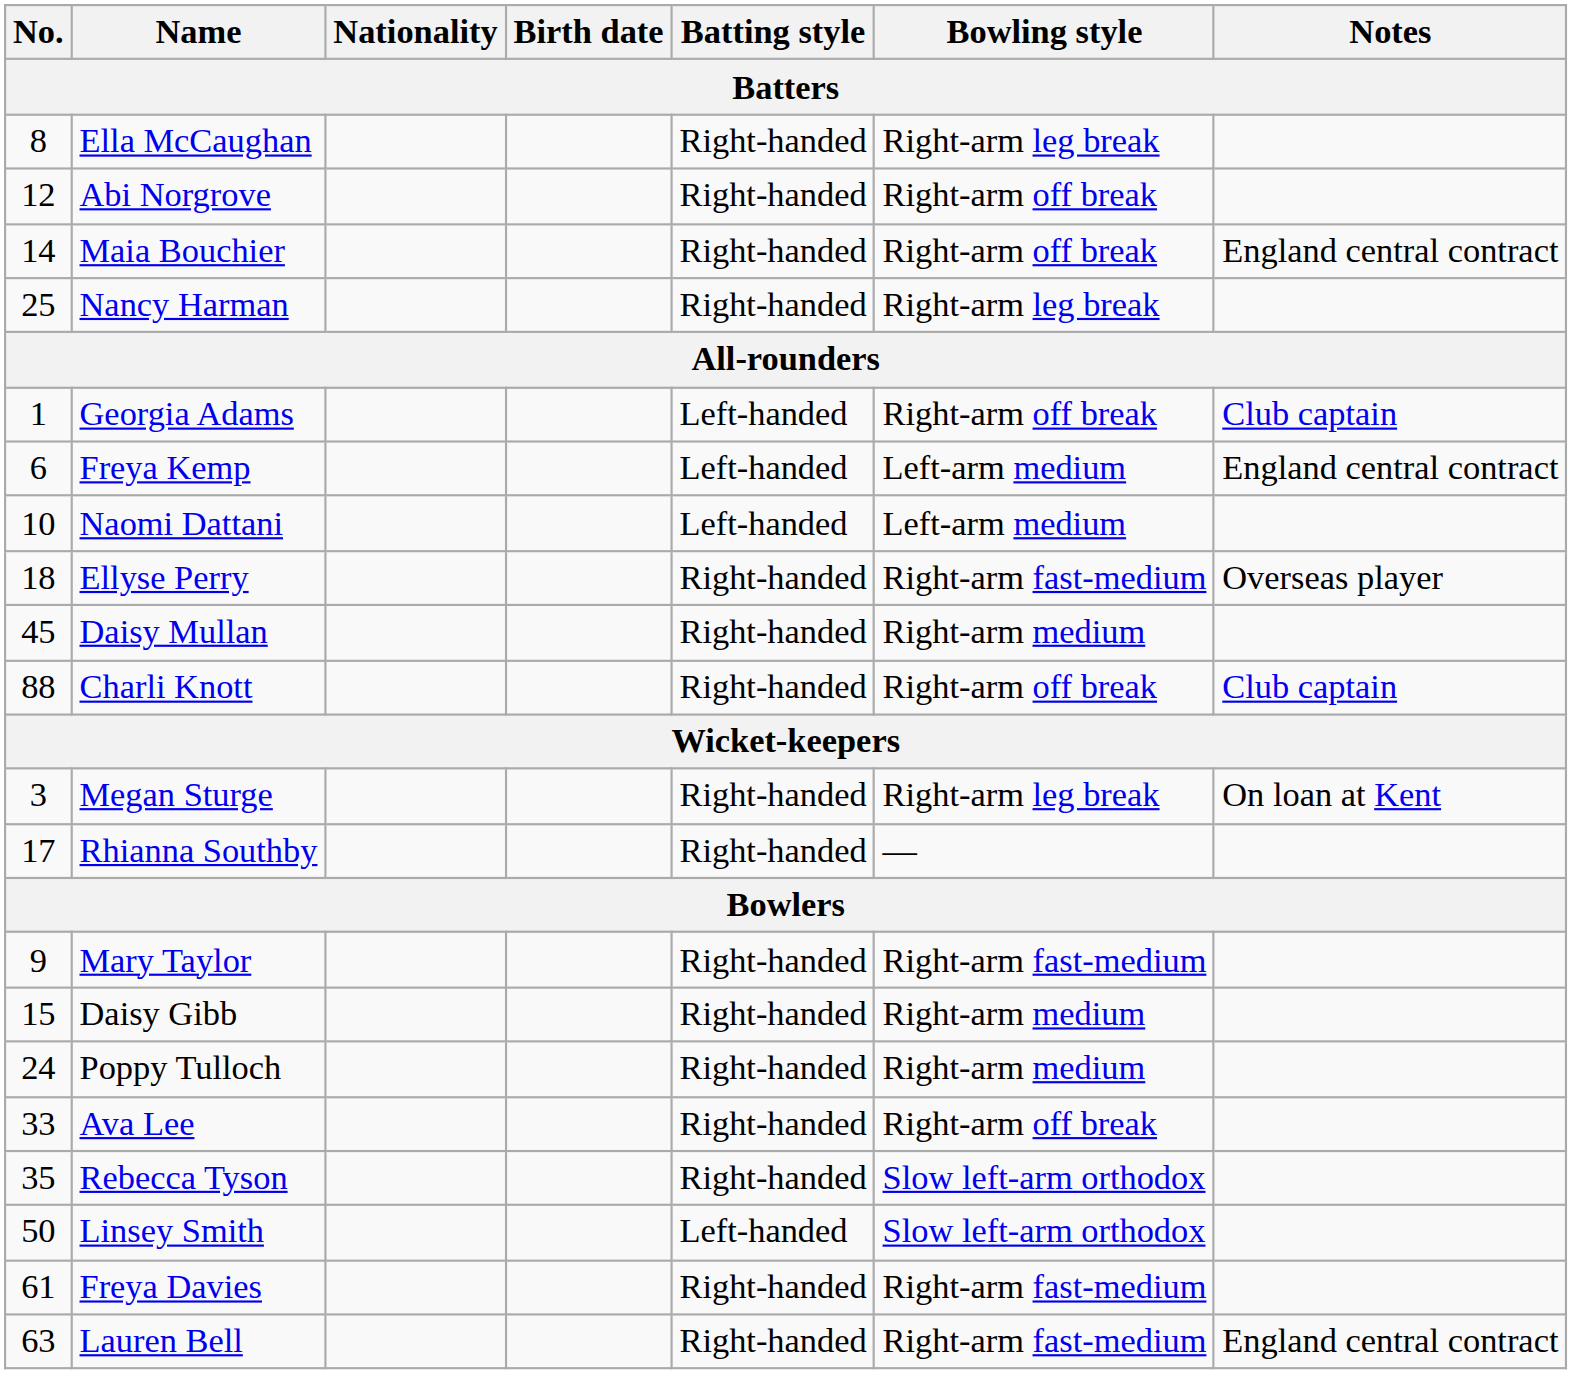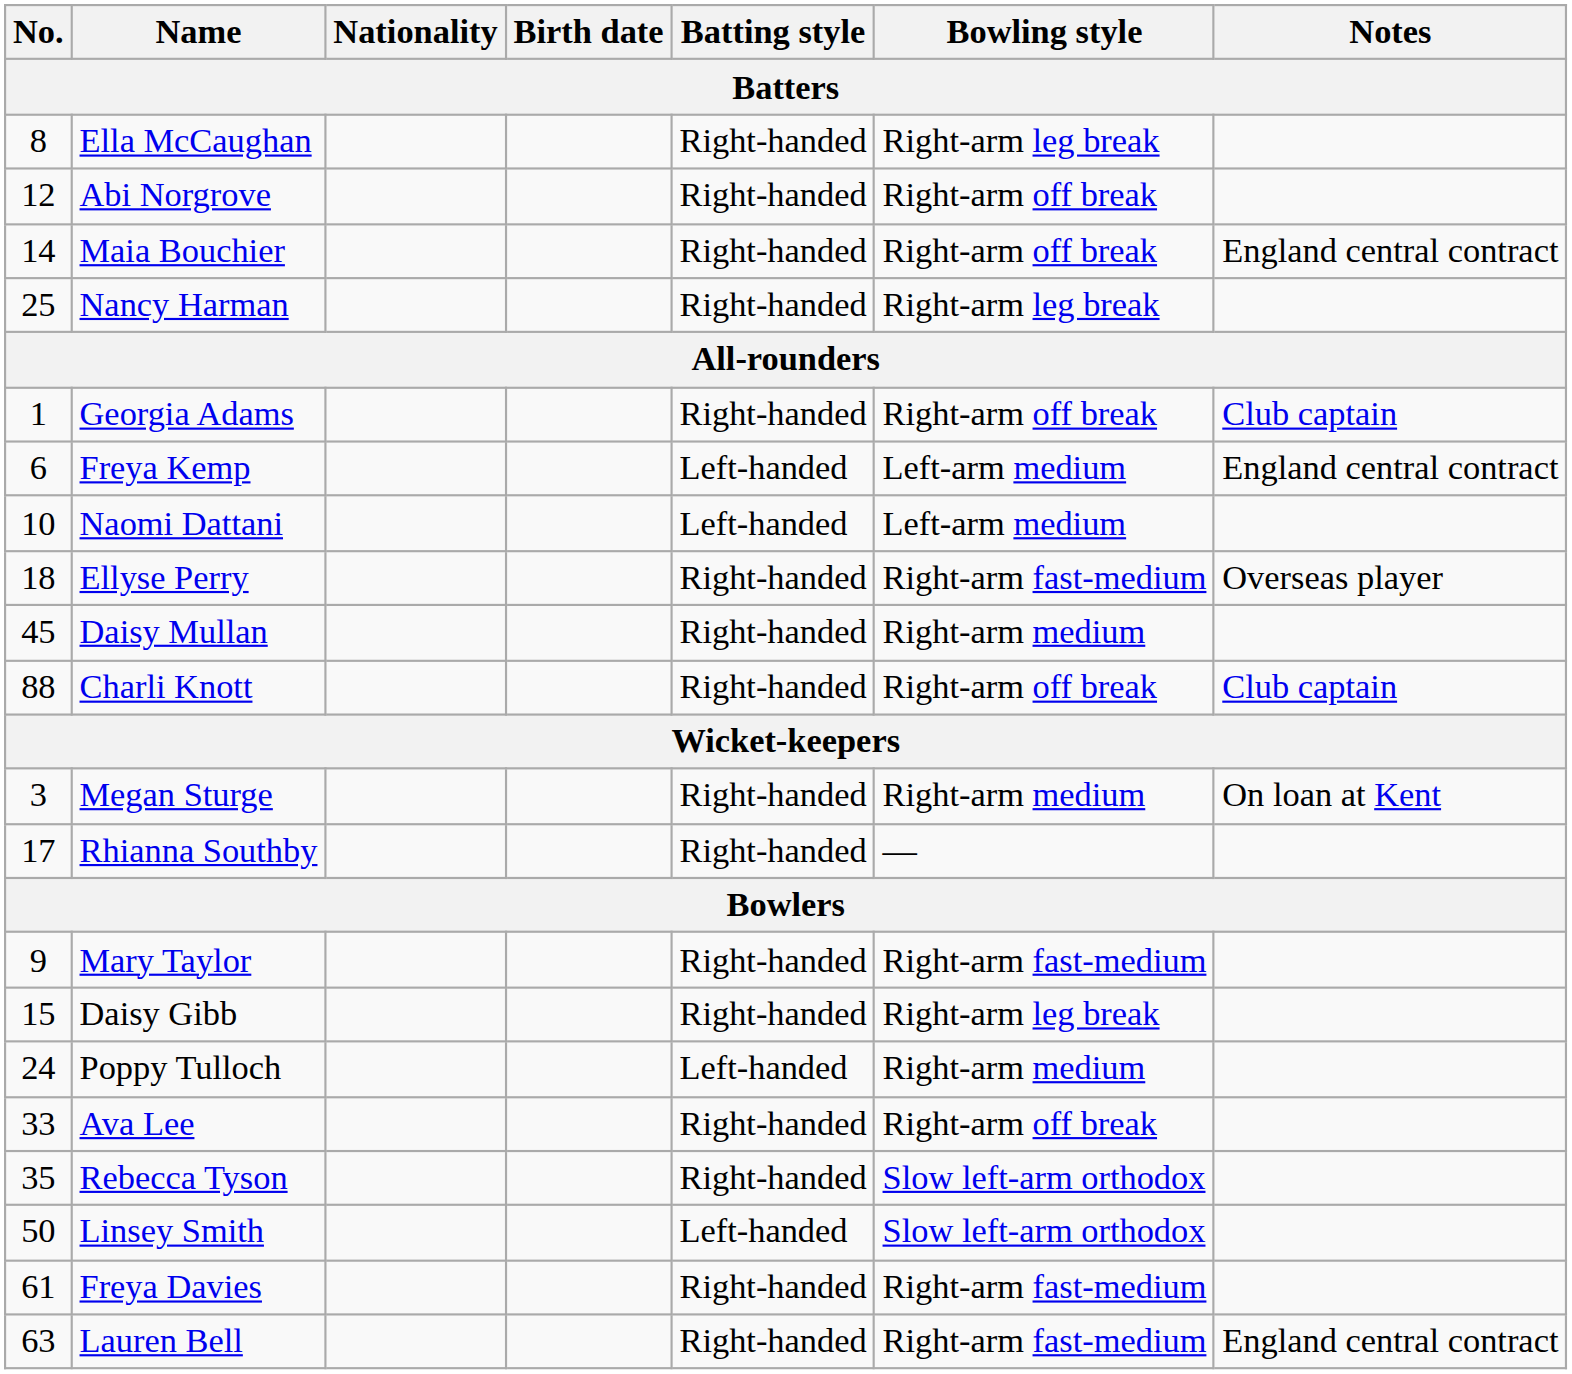(763, 413) Left-handed -> (773, 413) Right-handed
(1021, 795) Right-arm leg break -> (1014, 795) Right-arm medium
(1014, 1013) Right-arm medium -> (1021, 1013) Right-arm leg break
(773, 1068) Right-handed -> (763, 1068) Left-handed
